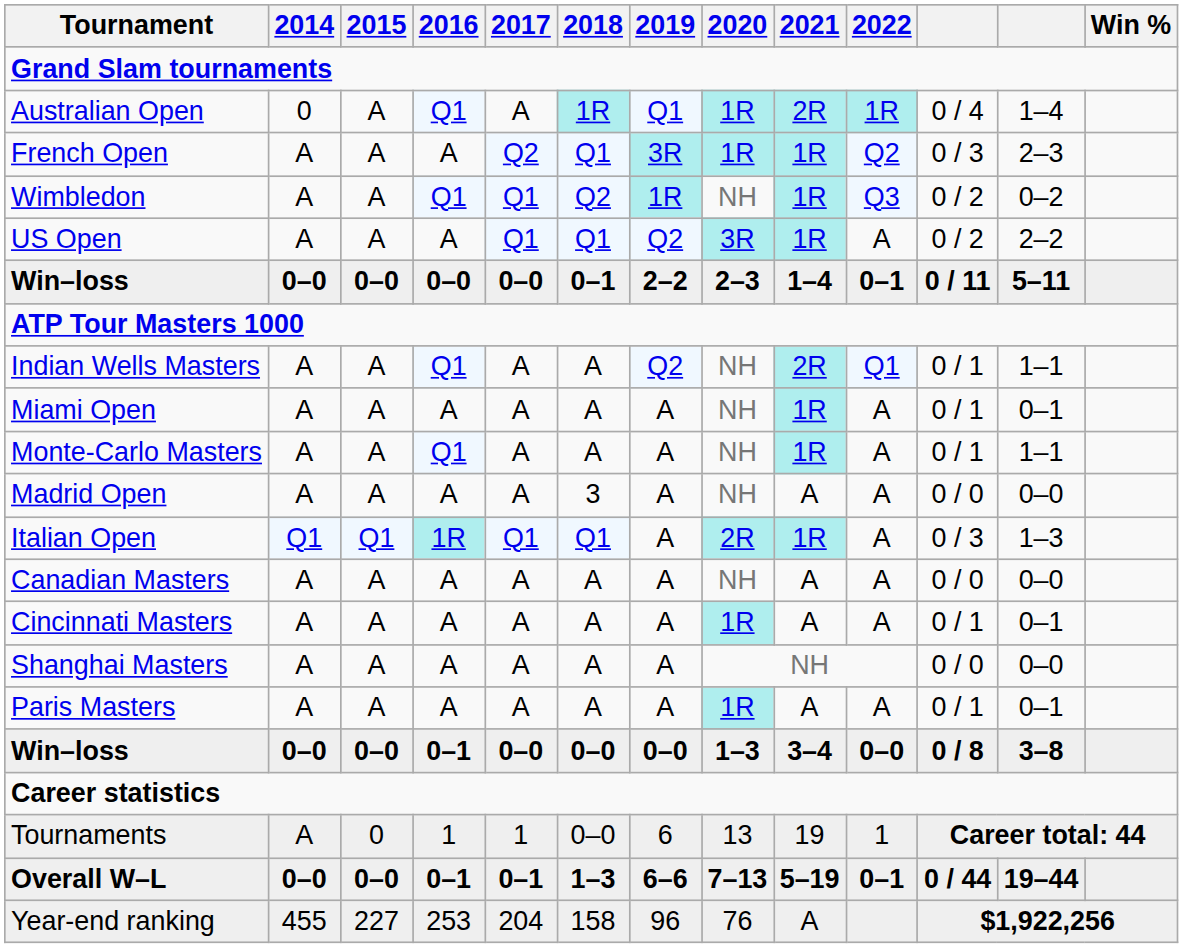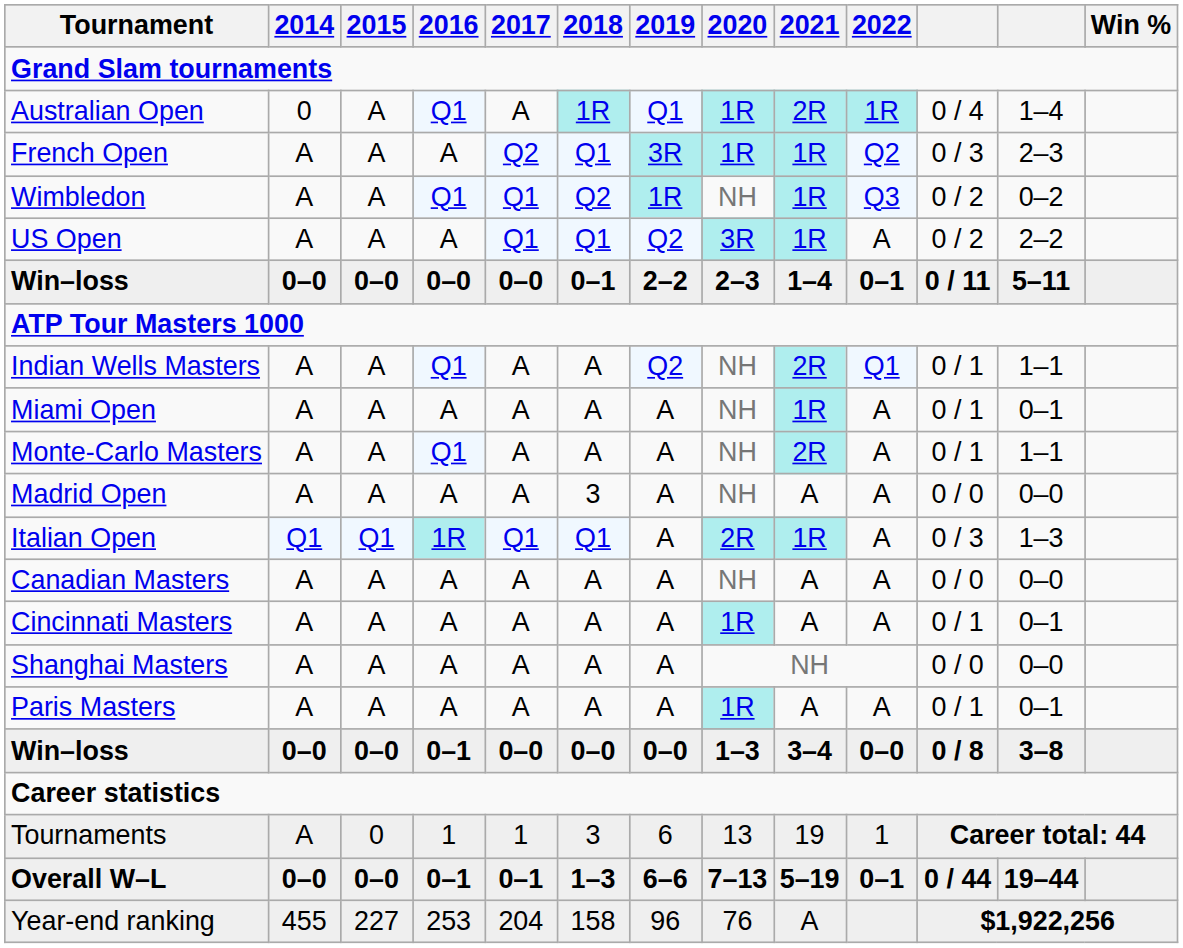(810, 452) 1R -> (810, 452) 2R
(593, 835) 0–0 -> (593, 835) 3
